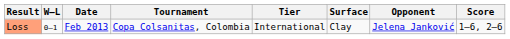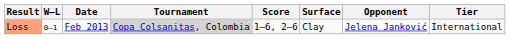columns swapped: (290, 12) <-> (481, 12)
(181, 27) no background -> (181, 27) lightgrey background
